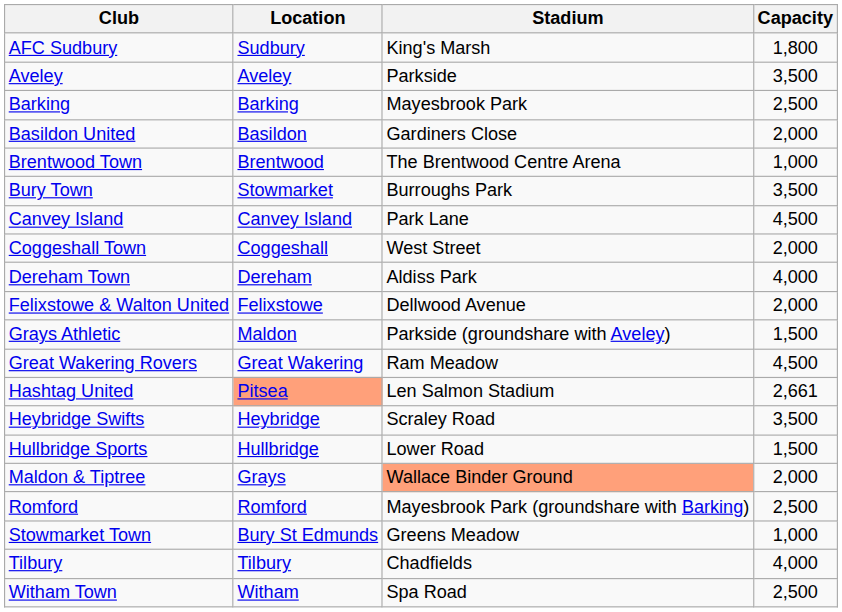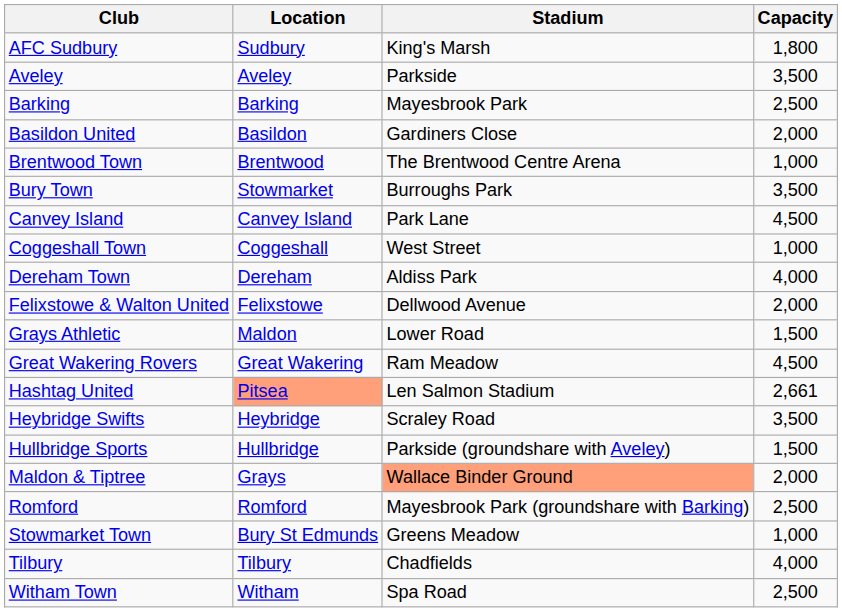(795, 248) 2,000 -> (795, 248) 1,000
(529, 334) Parkside (groundshare with Aveley) -> (435, 334) Lower Road
(435, 448) Lower Road -> (529, 448) Parkside (groundshare with Aveley)
